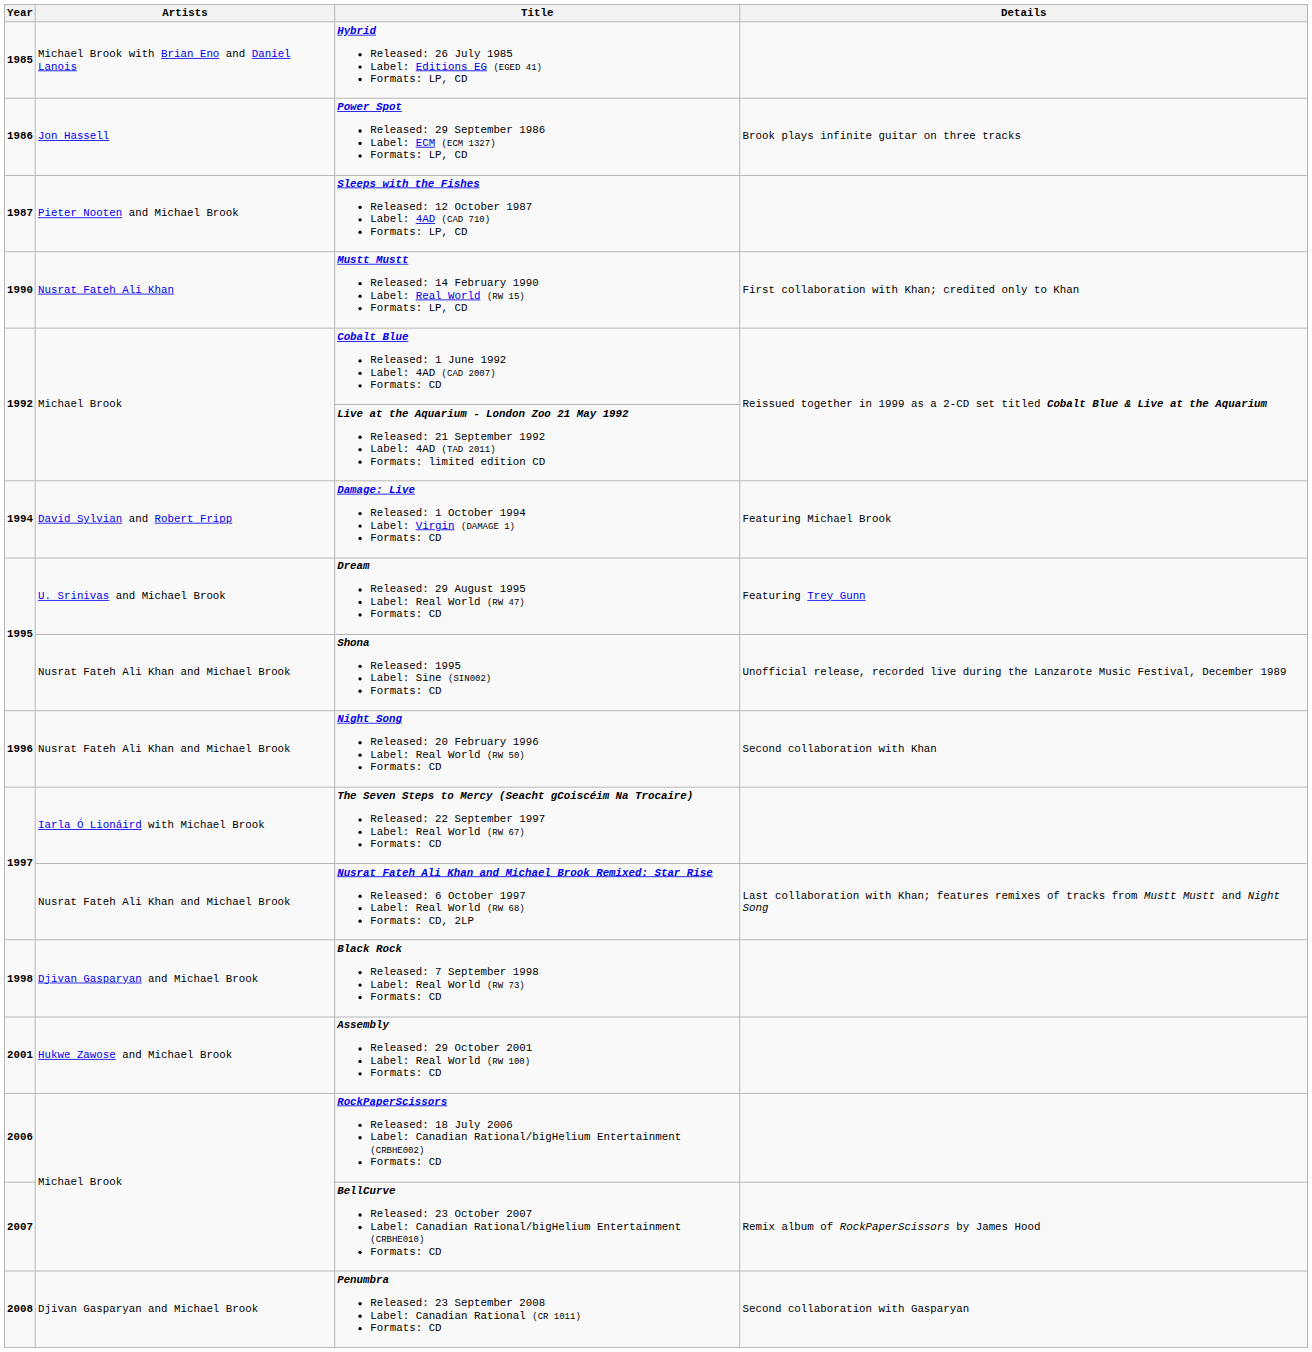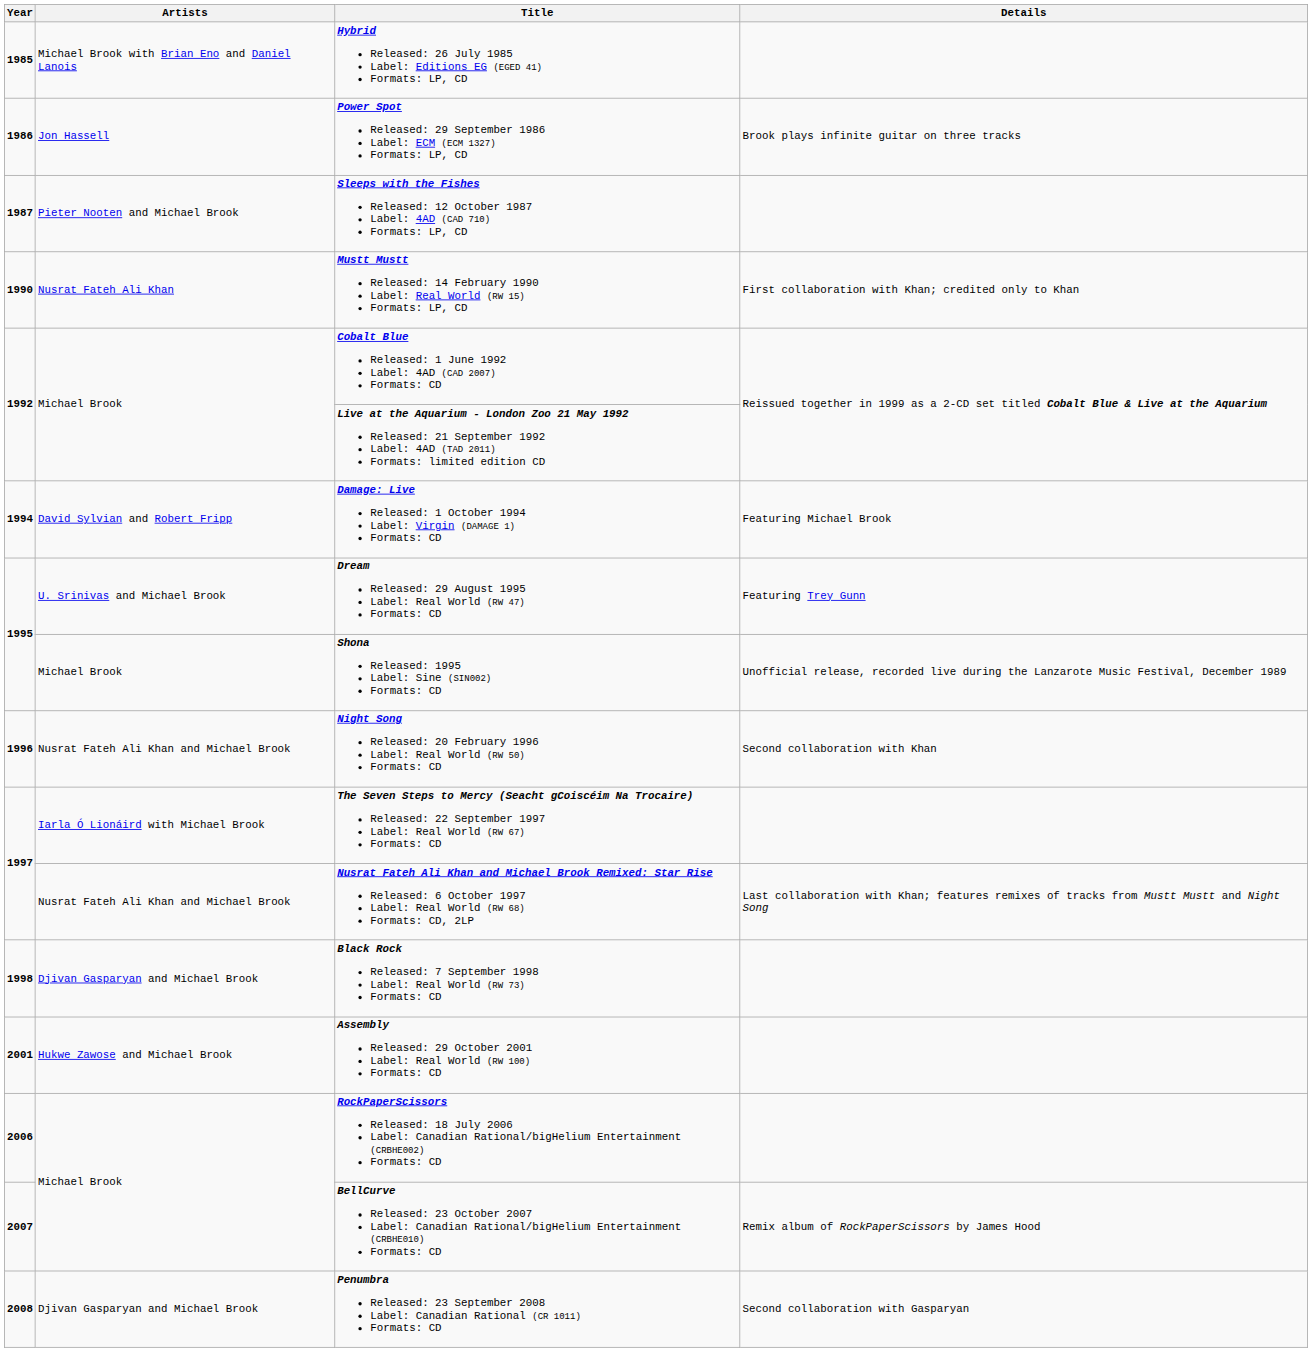(164, 672) Nusrat Fateh Ali Khan and Michael Brook -> (80, 672) Michael Brook
